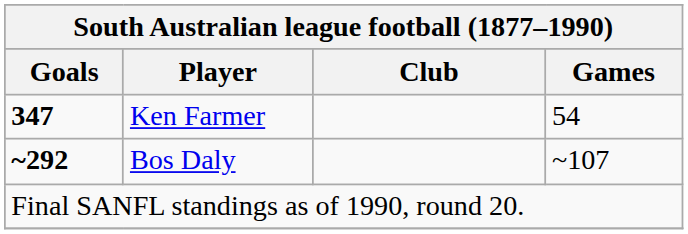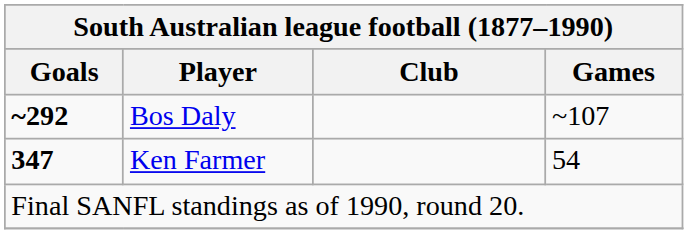rows swapped: (198, 116) <-> (183, 160)
